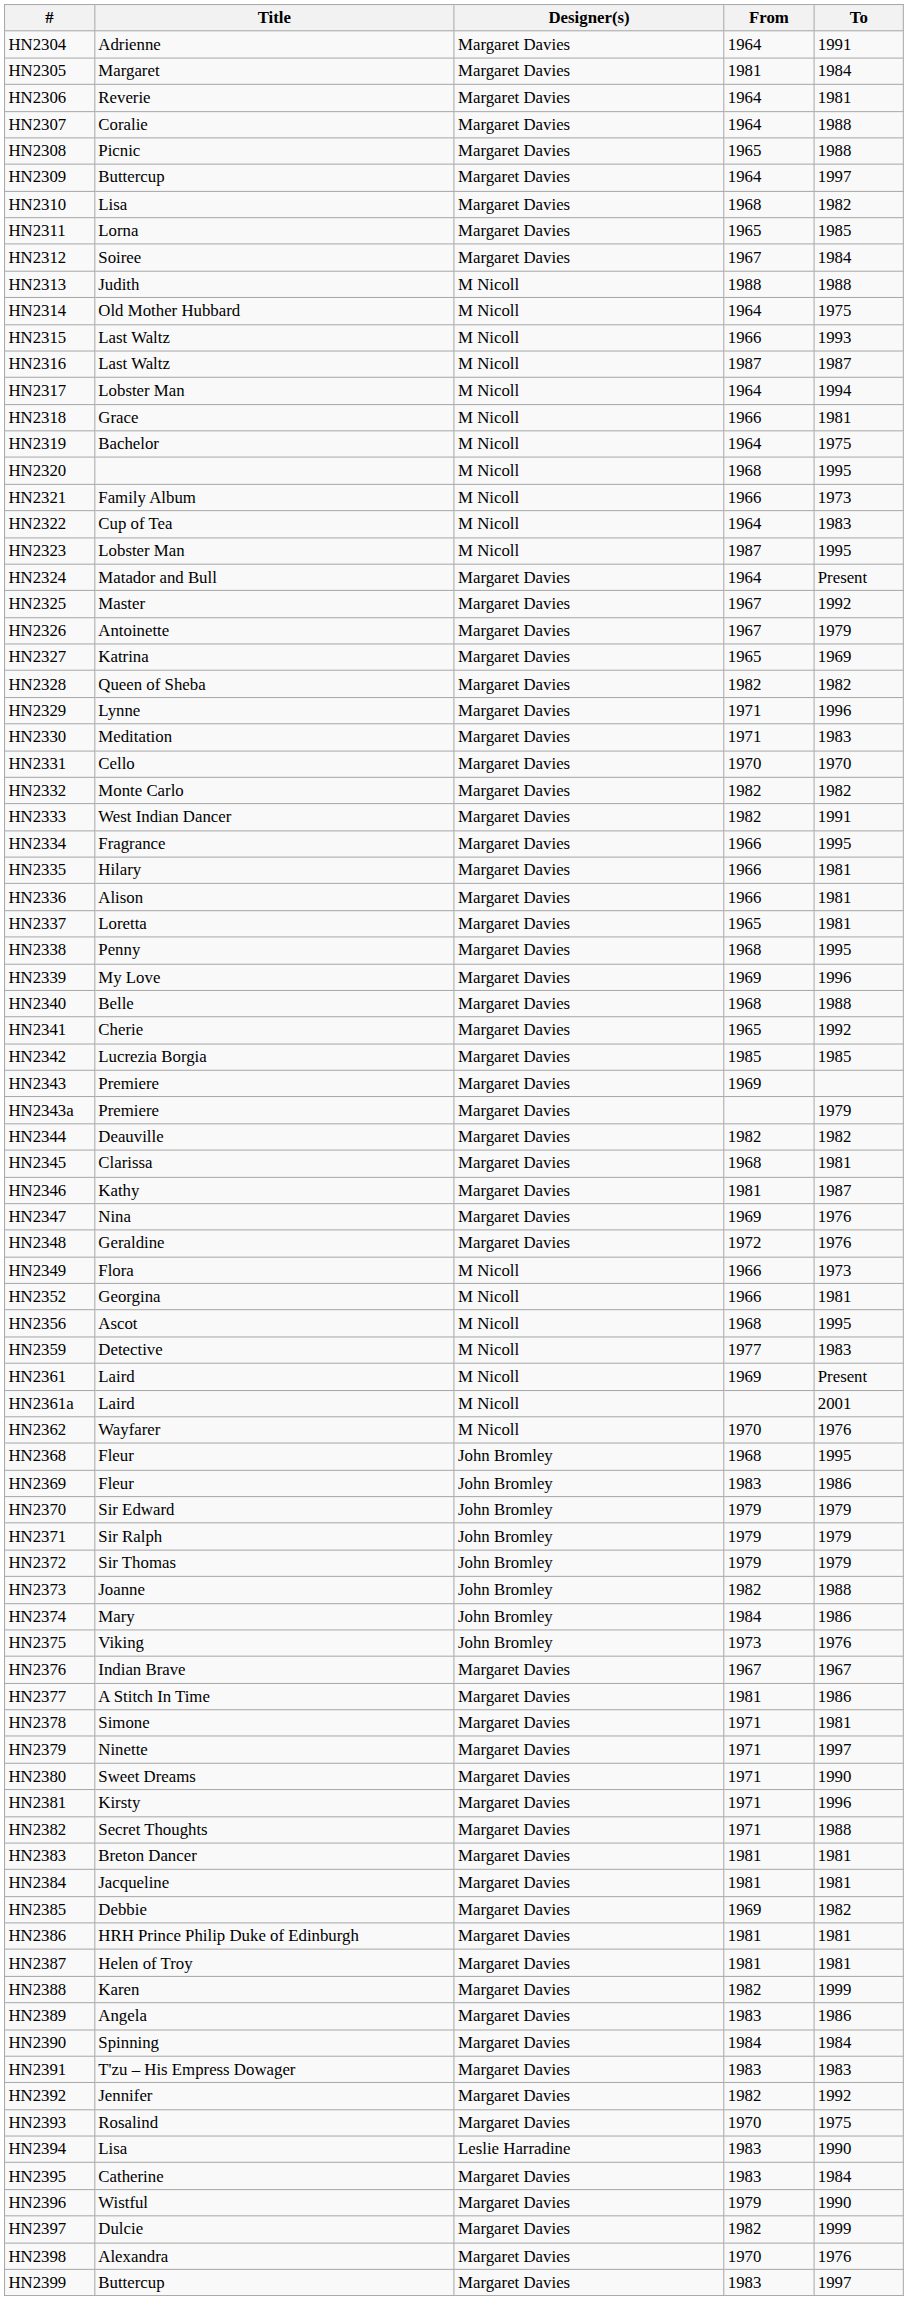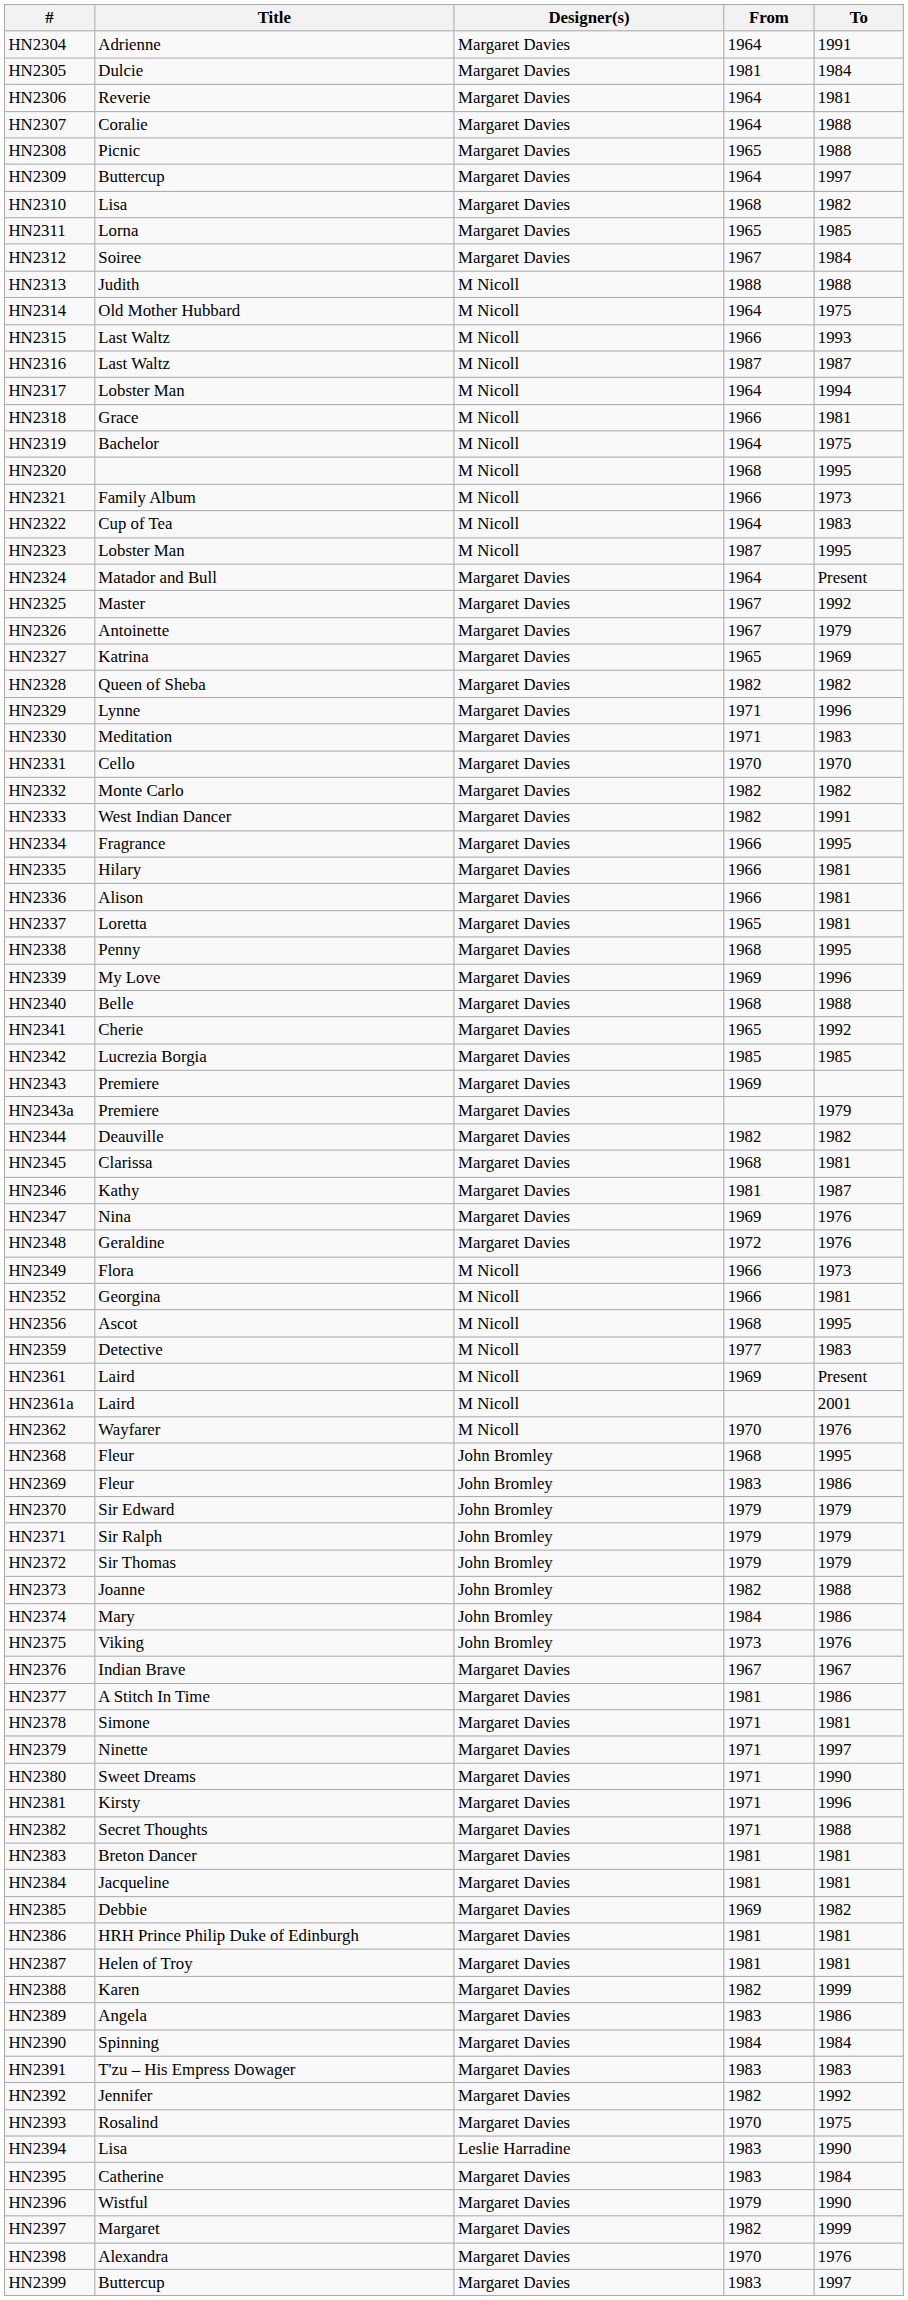(129, 71) Margaret -> (121, 71) Dulcie
(121, 2229) Dulcie -> (129, 2229) Margaret
